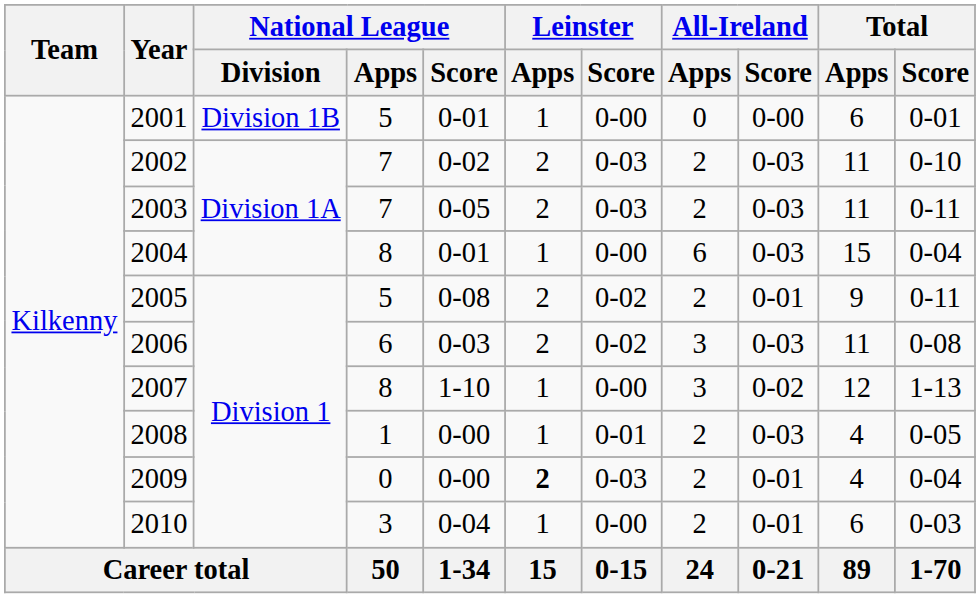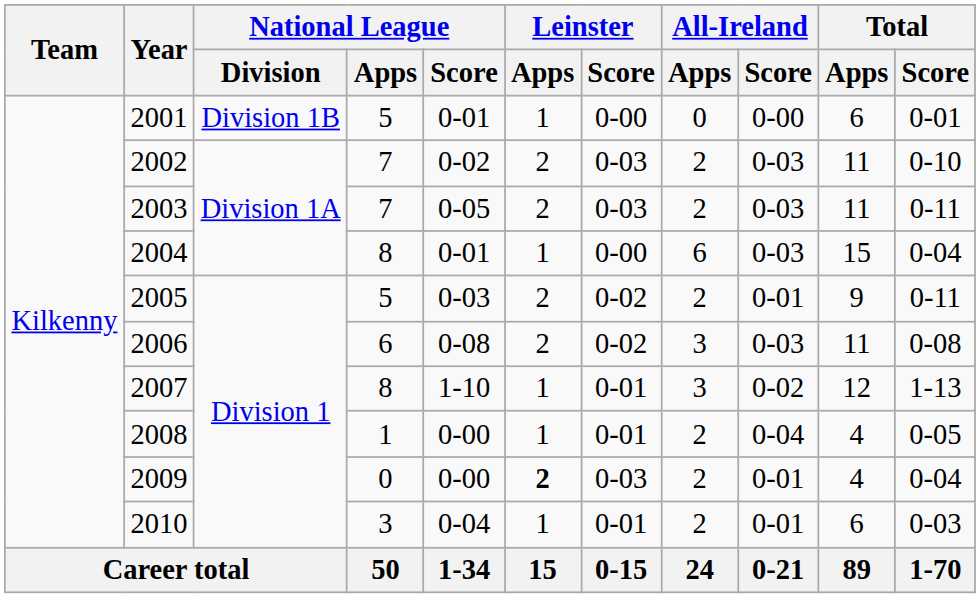(464, 298) 0-08 -> (464, 298) 0-03
(464, 343) 0-03 -> (464, 343) 0-08
(621, 388) 0-00 -> (621, 388) 0-01
(778, 433) 0-03 -> (778, 433) 0-04
(621, 523) 0-00 -> (621, 523) 0-01
